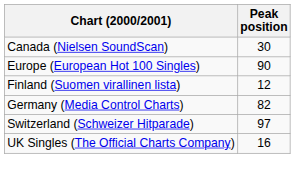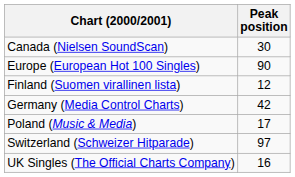(264, 104) 82 -> (264, 104) 42
+ row: (72, 124)
